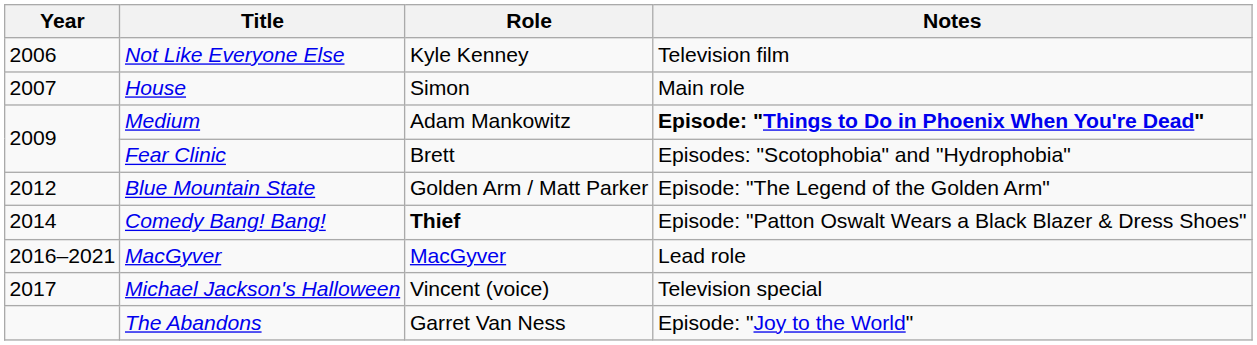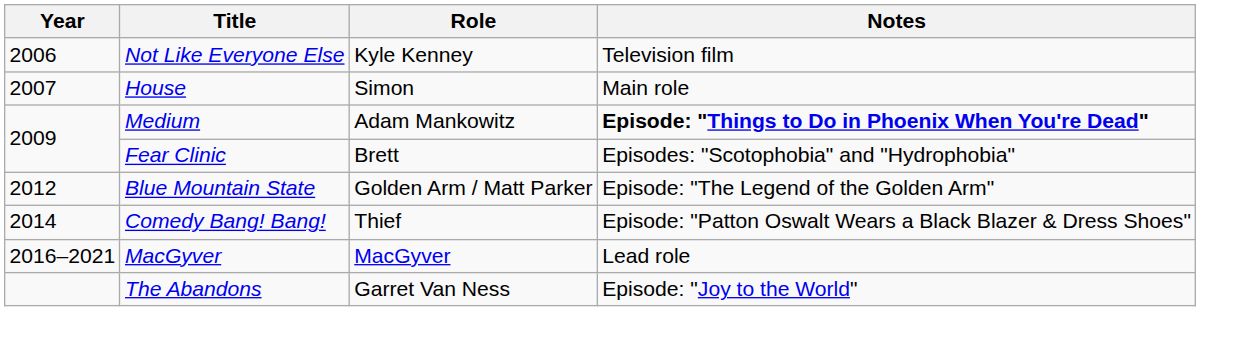(435, 222) bold -> (378, 222) normal
- row: (263, 289)
